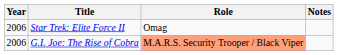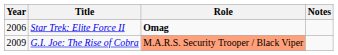(155, 27) normal -> (156, 27) bold
(16, 43) 2006 -> (16, 43) 2009
